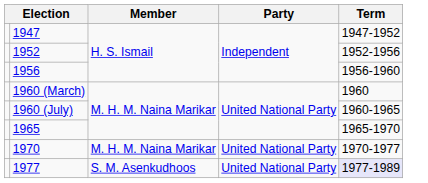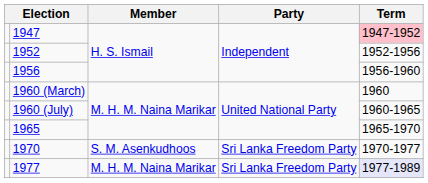(371, 33) no background -> (391, 33) pink background
(153, 149) M. H. M. Naina Marikar -> (143, 149) S. M. Asenkudhoos
(279, 149) United National Party -> (289, 149) Sri Lanka Freedom Party
(143, 168) S. M. Asenkudhoos -> (153, 168) M. H. M. Naina Marikar
(279, 168) United National Party -> (289, 168) Sri Lanka Freedom Party
